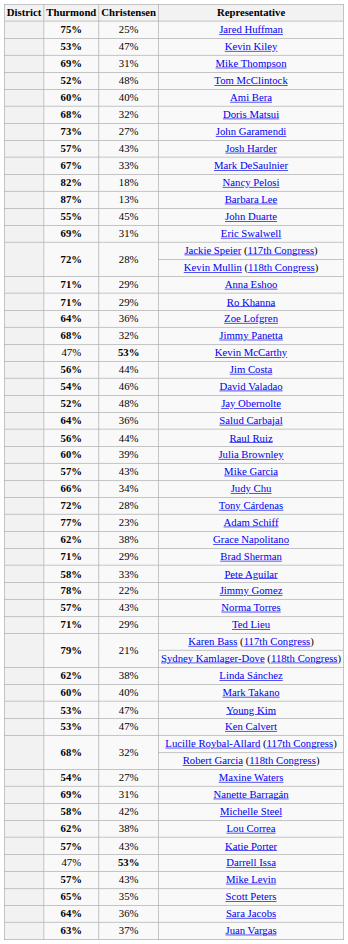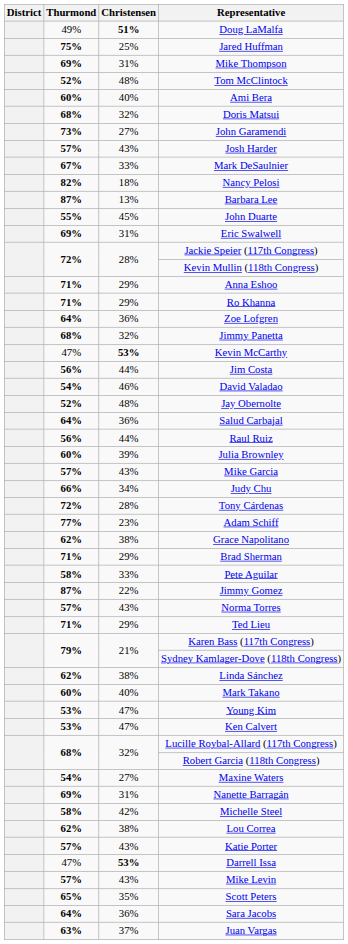+ row: (251, 30)
- row: (251, 47)
(71, 591) 78% -> (71, 591) 87%
